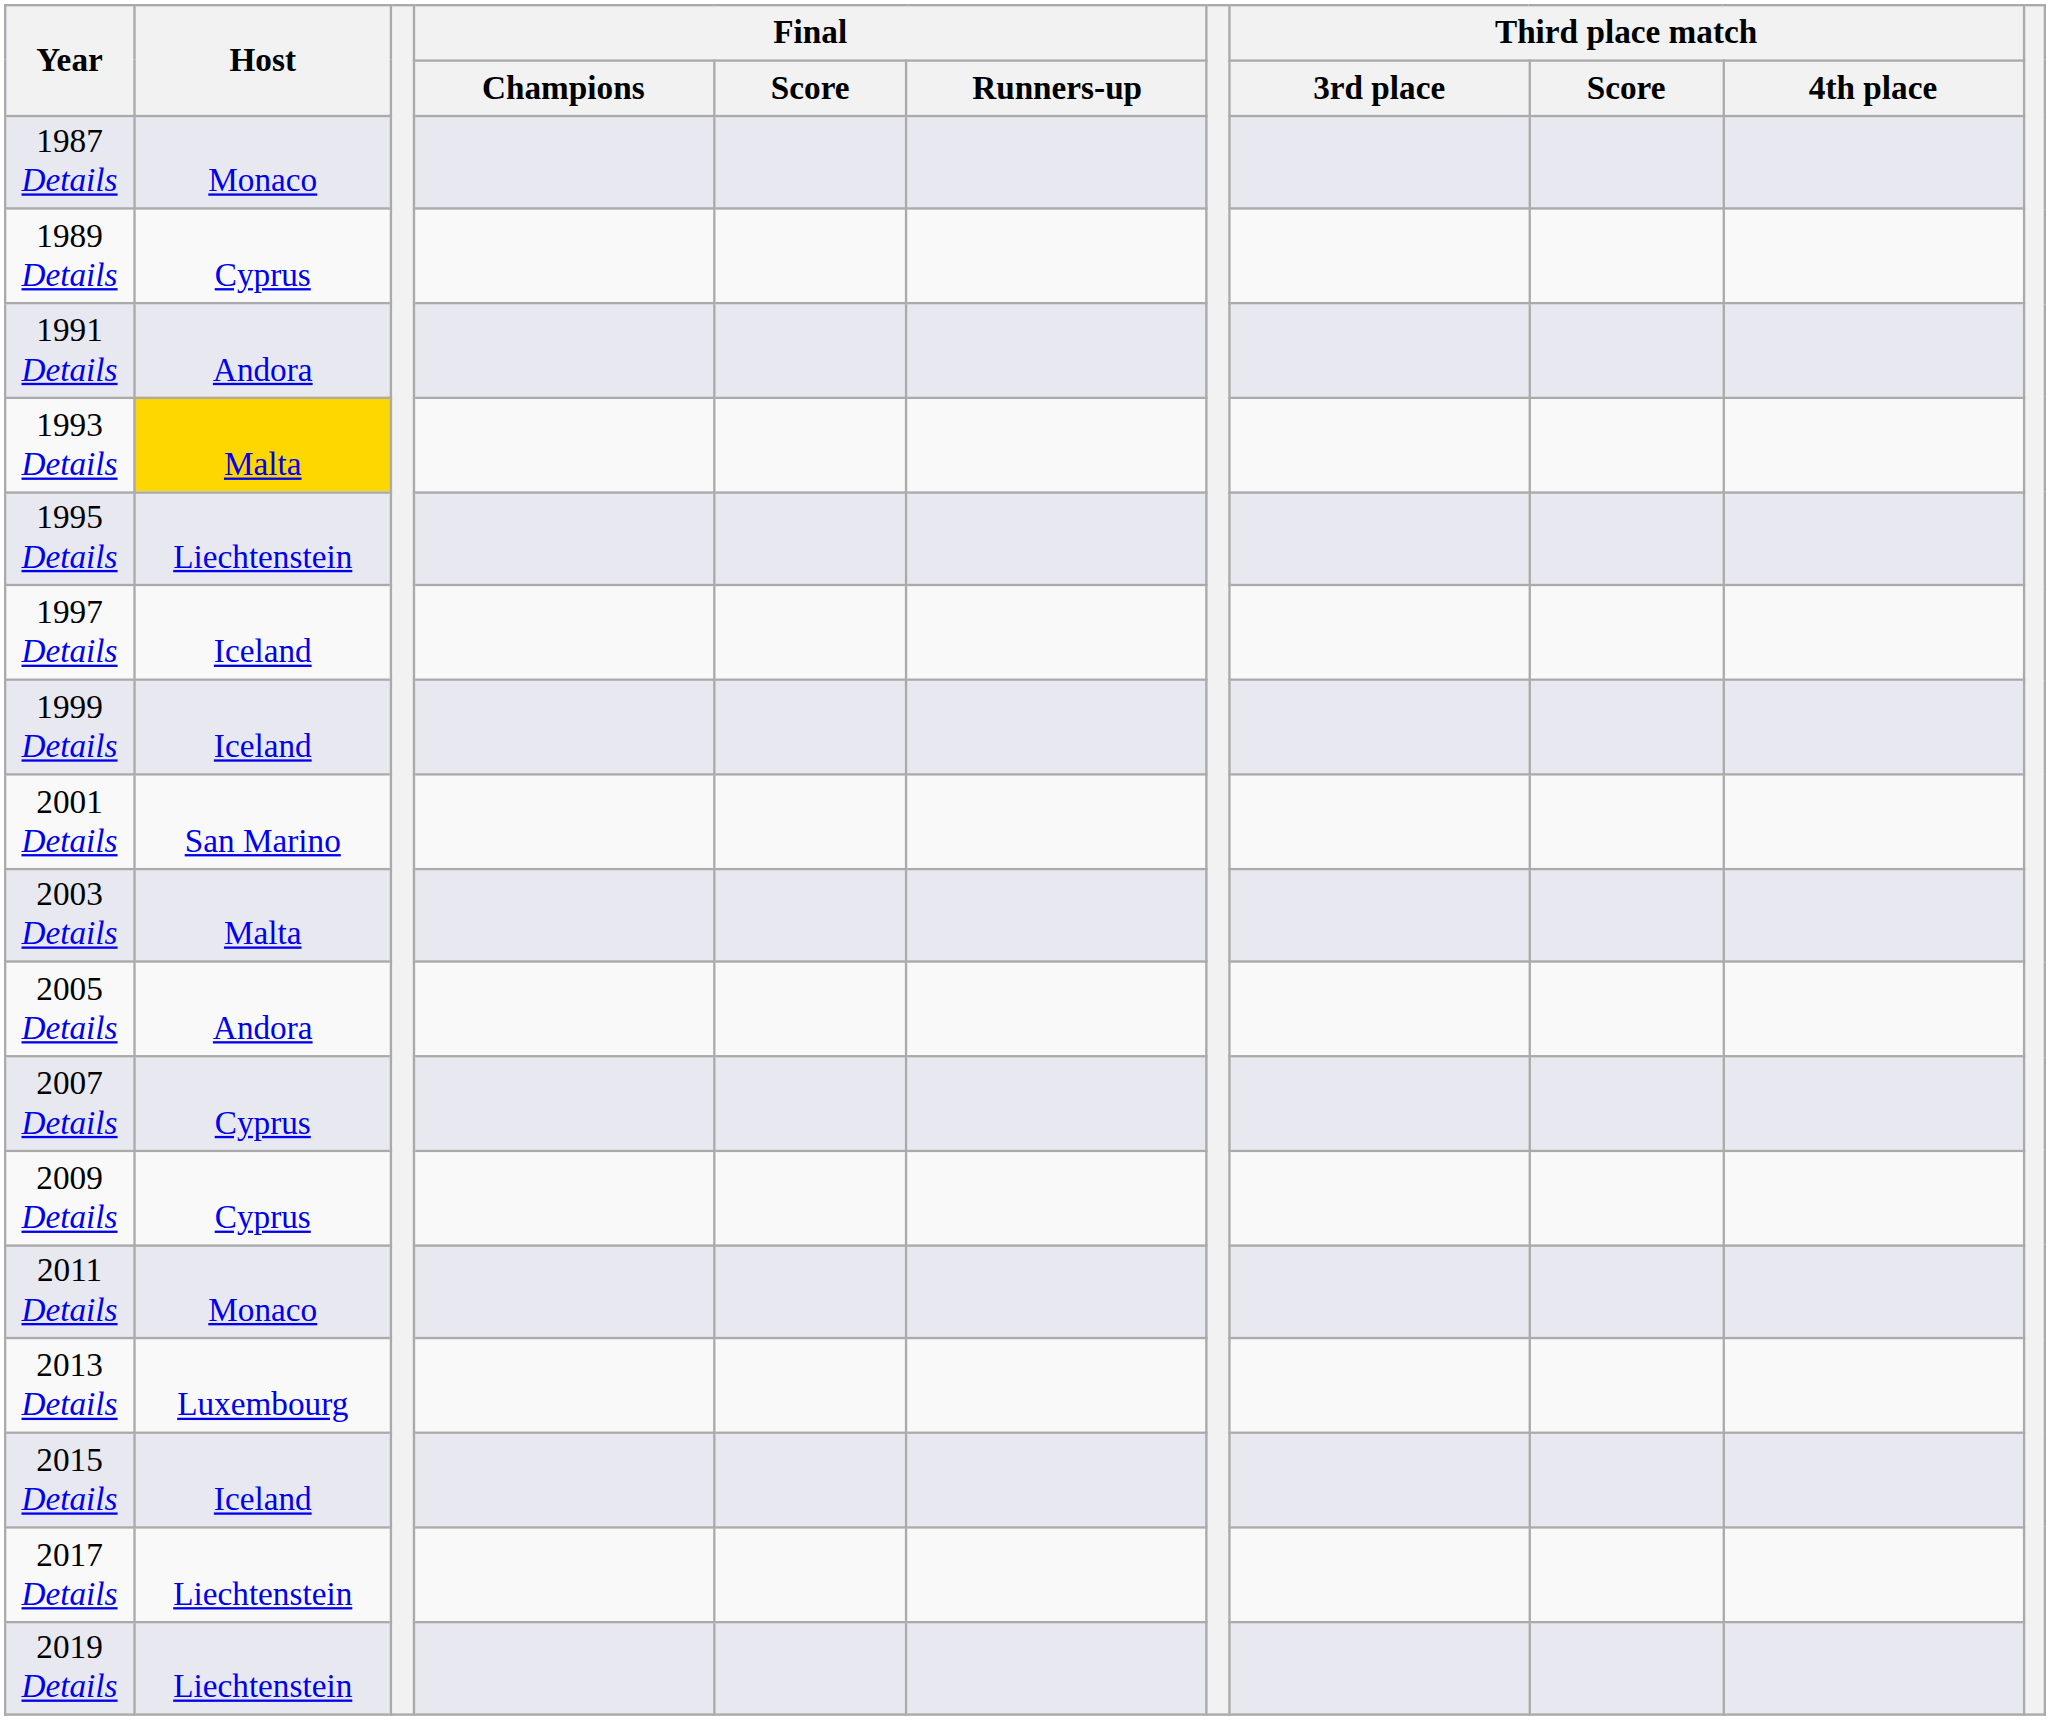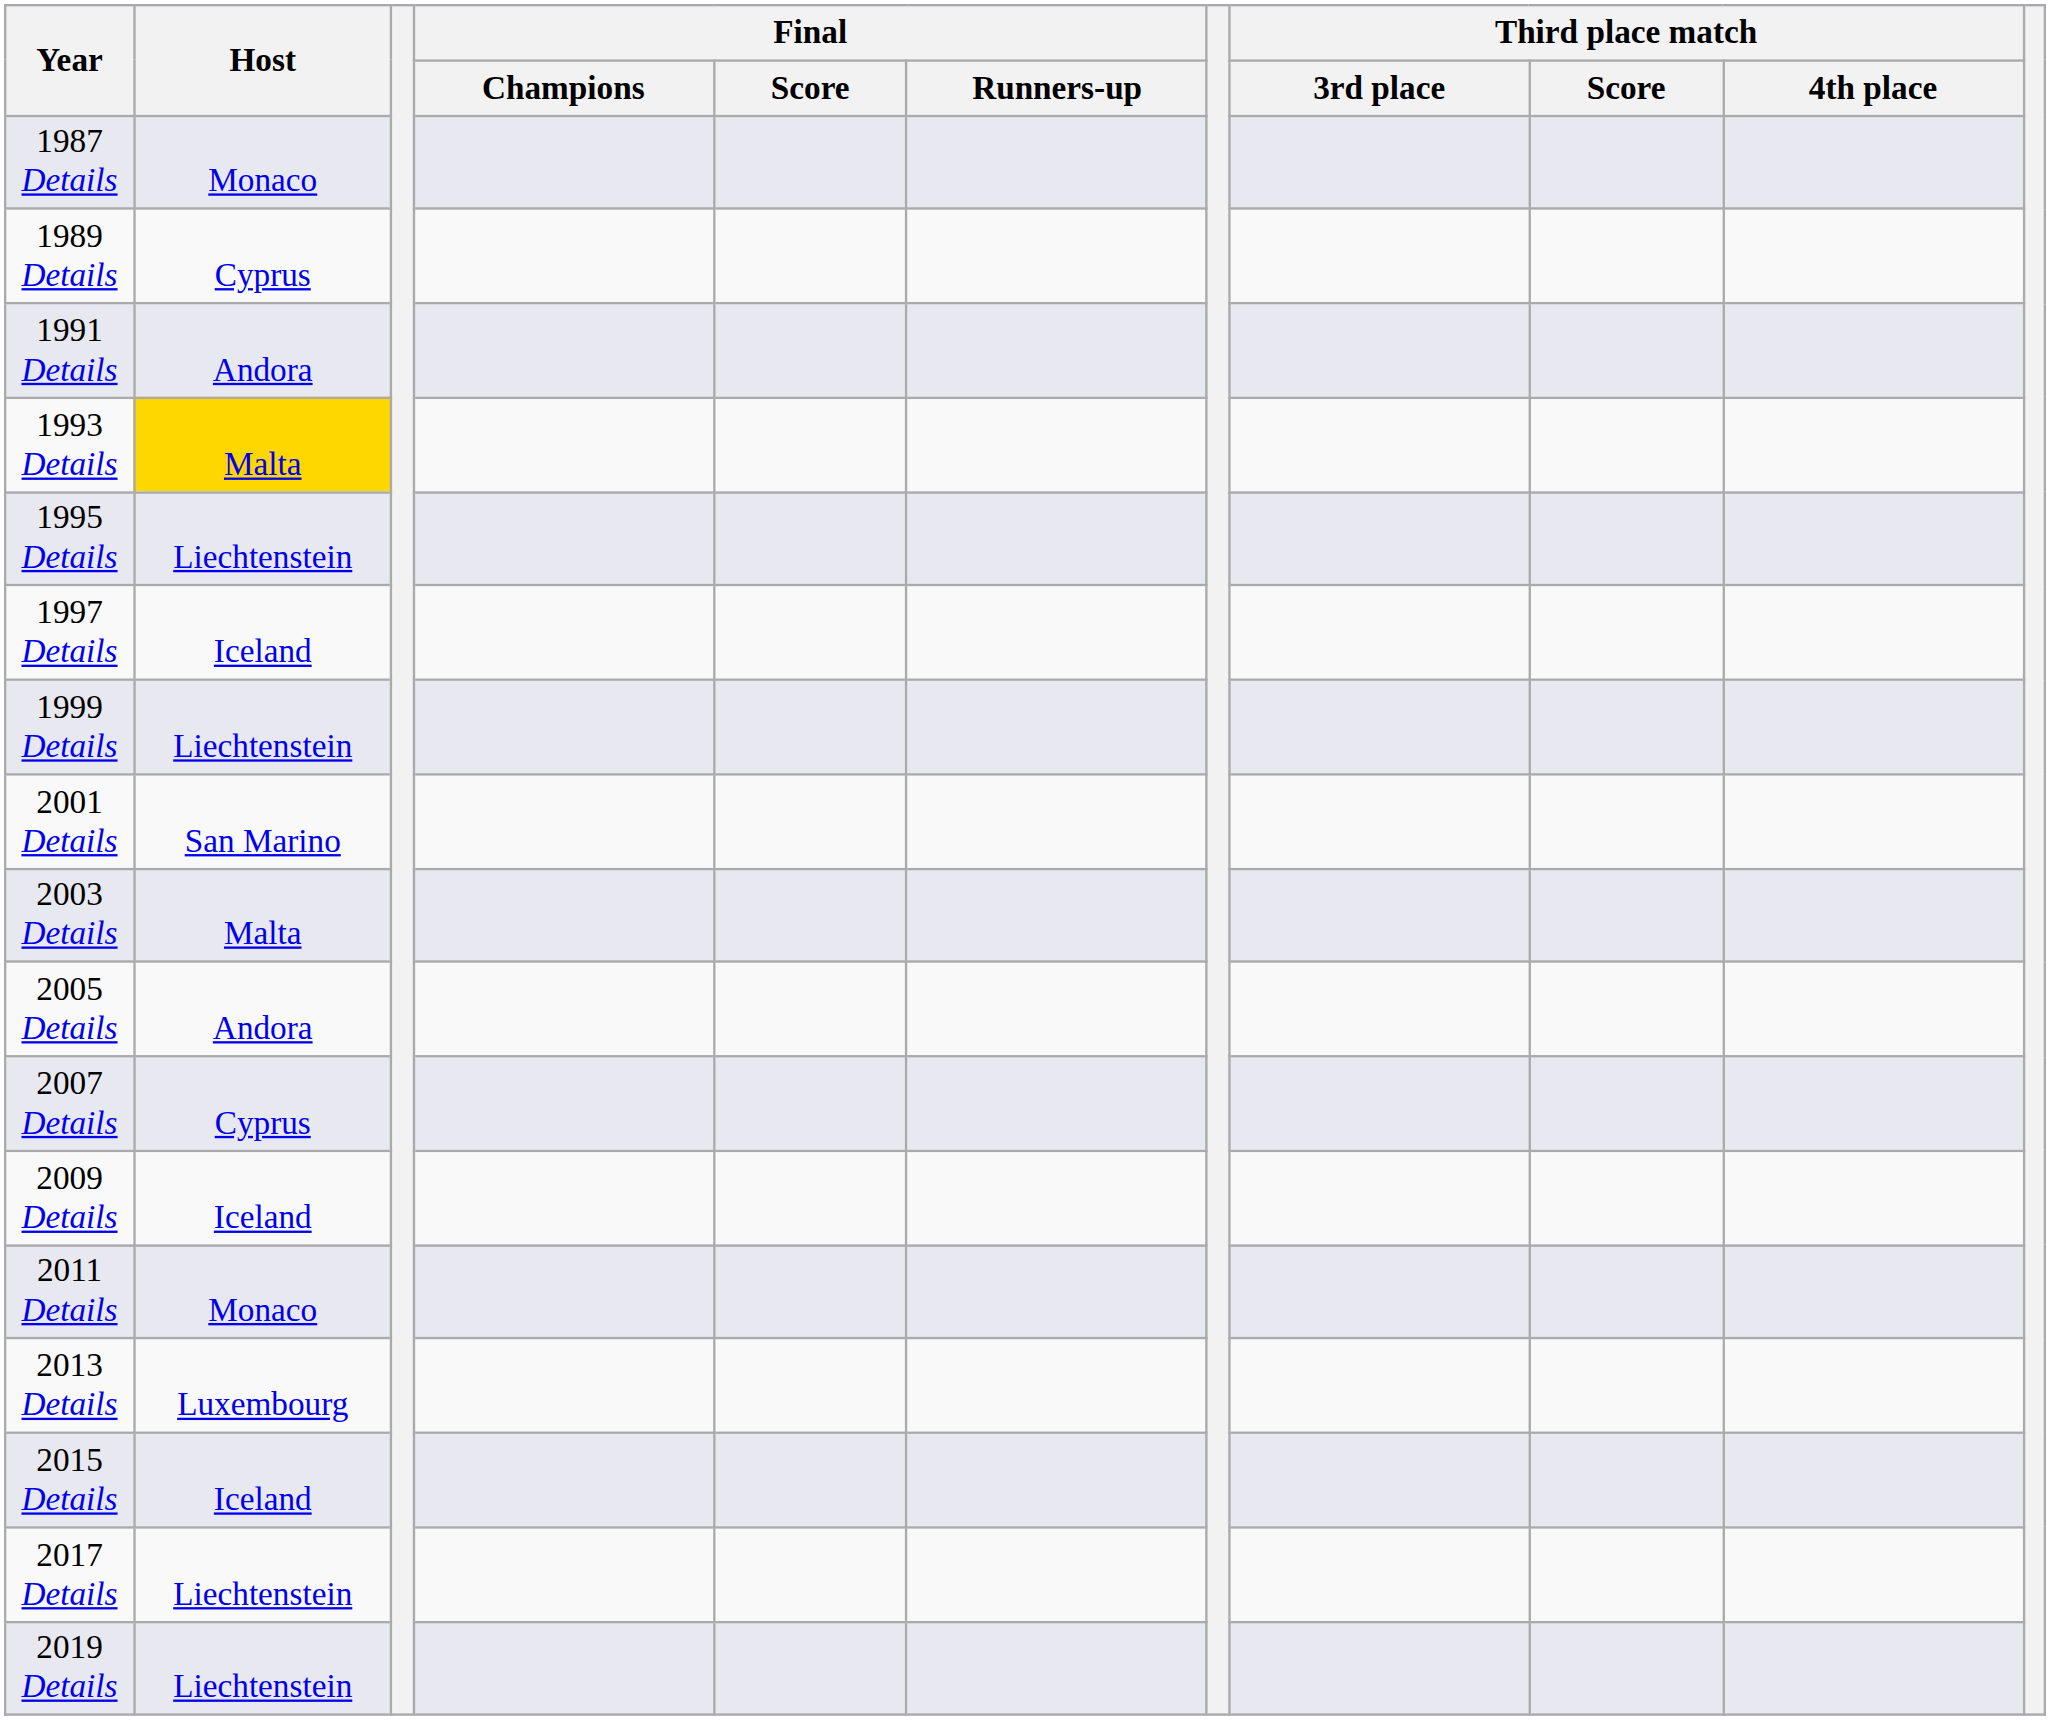(263, 746) Iceland -> (263, 746) Liechtenstein
(263, 1216) Cyprus -> (263, 1216) Iceland
